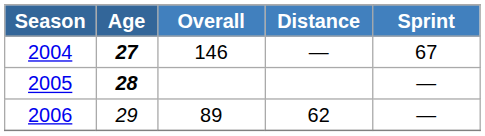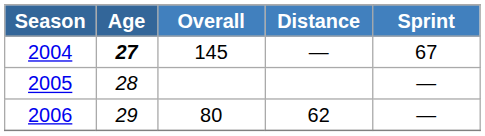(211, 52) 146 -> (211, 52) 145
(127, 84) bold -> (127, 84) normal
(211, 115) 89 -> (211, 115) 80
